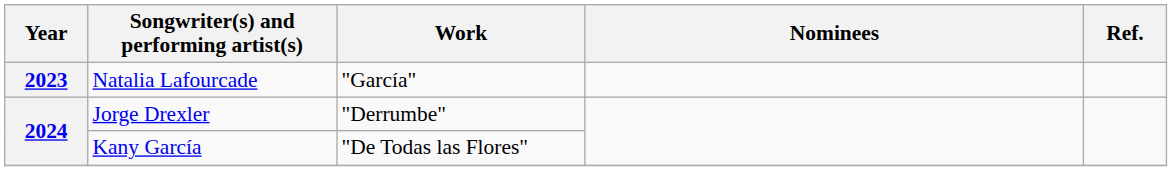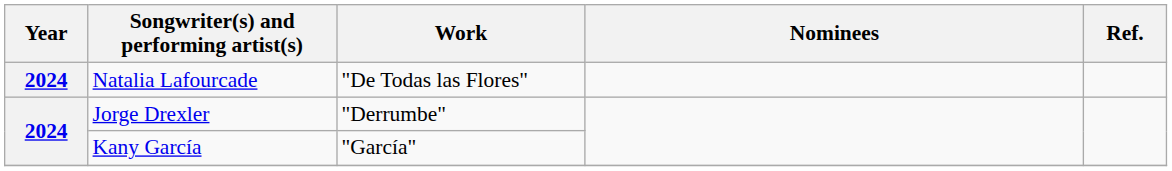(46, 79) 2023 -> (46, 79) 2024
(379, 79) "García" -> (435, 79) "De Todas las Flores"
(435, 147) "De Todas las Flores" -> (379, 147) "García"
